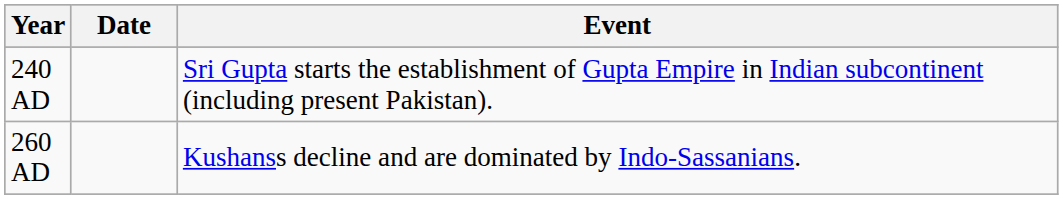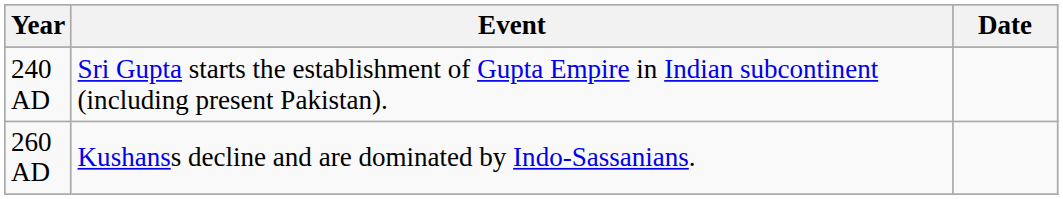columns swapped: (124, 25) <-> (617, 25)
